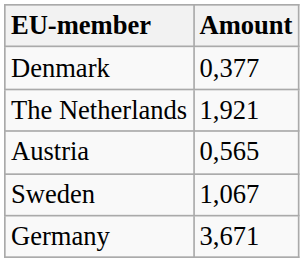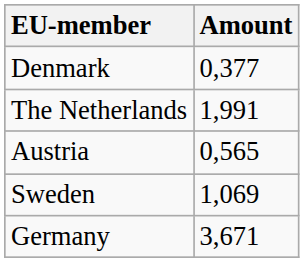(229, 109) 1,921 -> (229, 109) 1,991
(229, 194) 1,067 -> (229, 194) 1,069
